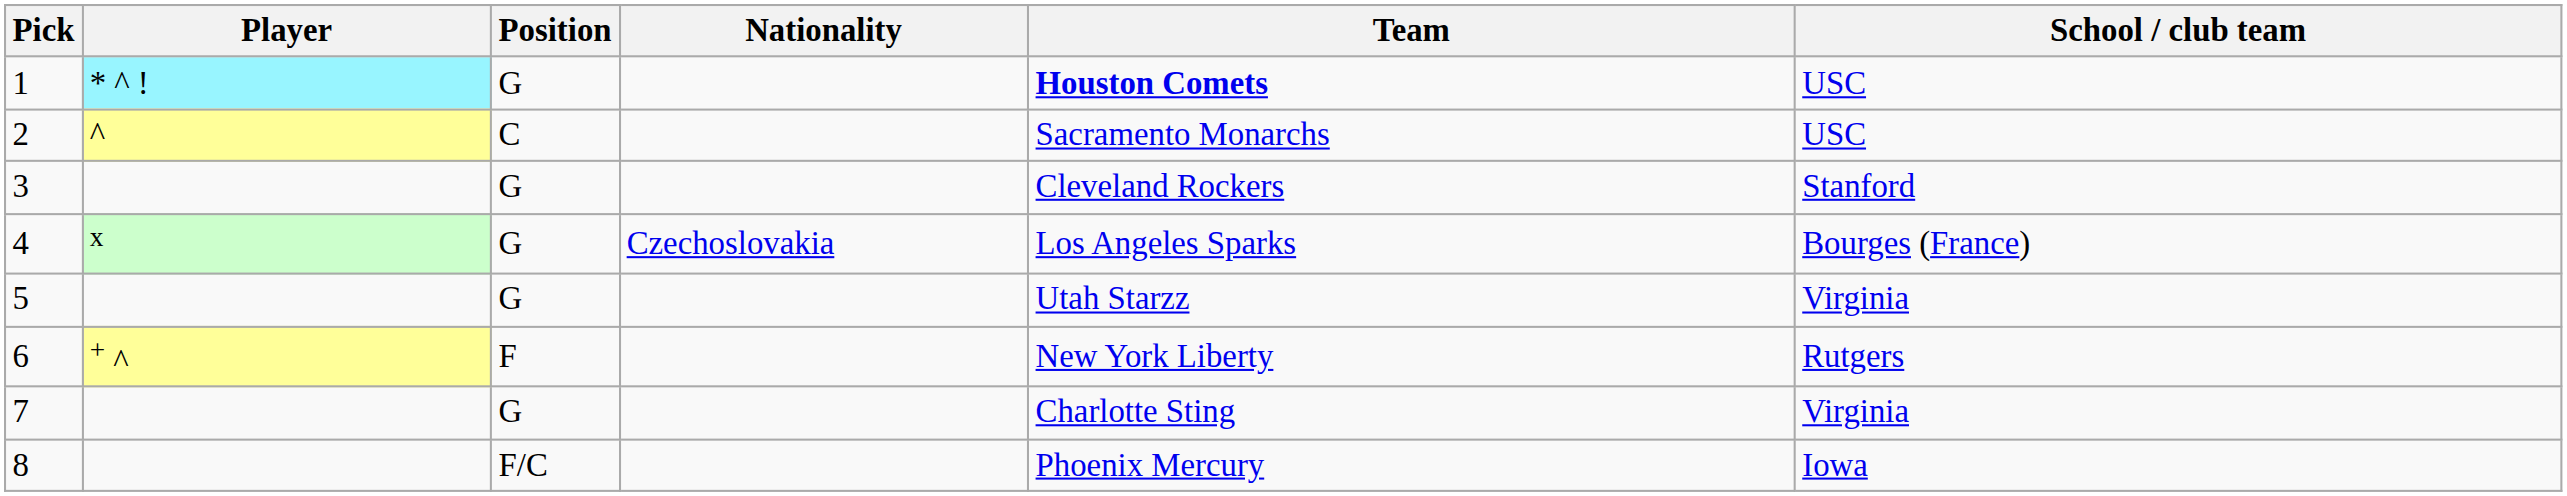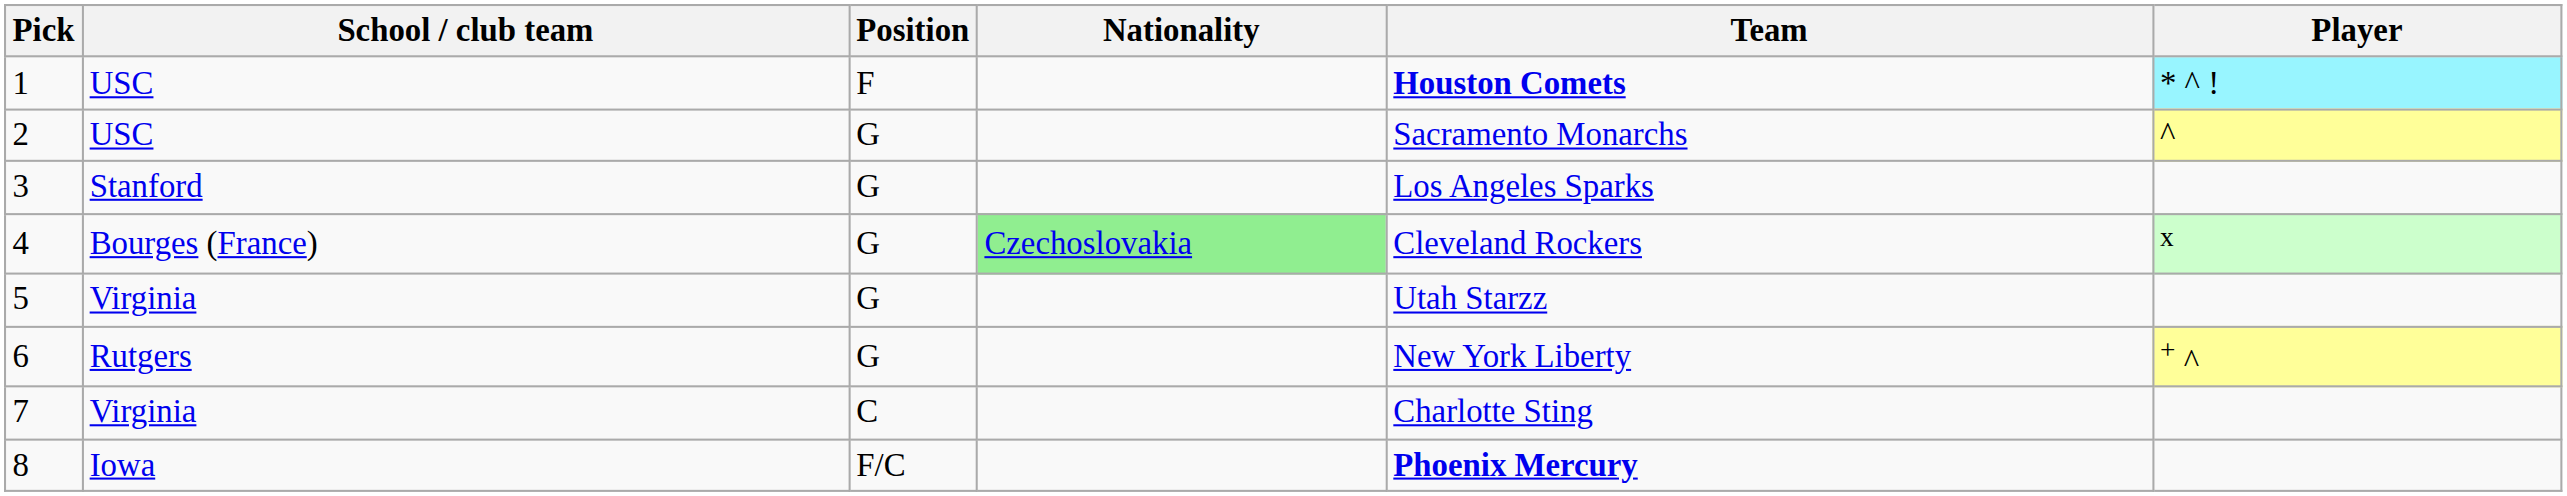columns swapped: (287, 30) <-> (2178, 30)
(510, 82) G -> (865, 82) F
(509, 134) C -> (868, 134) G
(1160, 186) Cleveland Rockers -> (1524, 186) Los Angeles Sparks
(730, 243) no background -> (1088, 243) lightgreen background
(1166, 243) Los Angeles Sparks -> (1518, 243) Cleveland Rockers
(508, 355) F -> (868, 355) G
(510, 412) G -> (867, 412) C
(1150, 464) normal -> (1516, 464) bold
